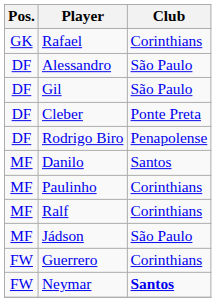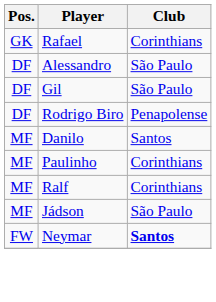- row: (62, 114)
- row: (70, 260)
